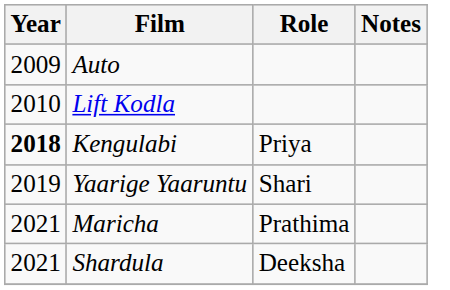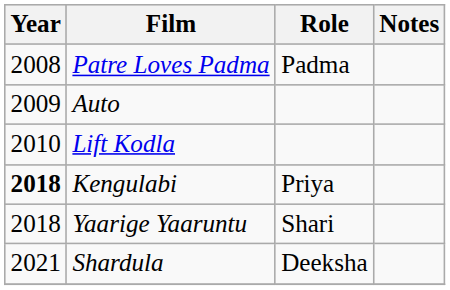+ row: (171, 64)
(36, 183) 2019 -> (36, 223) 2018
- row: (116, 223)
